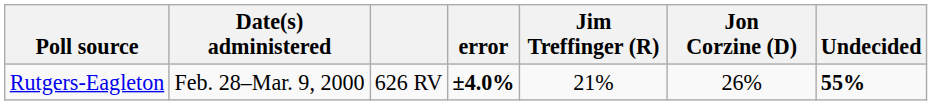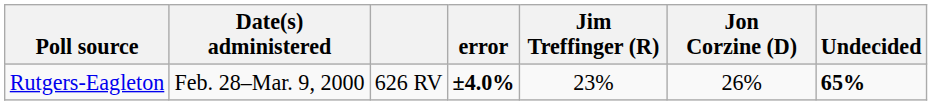(593, 81) 21% -> (593, 81) 23%
(843, 81) 55% -> (843, 81) 65%
